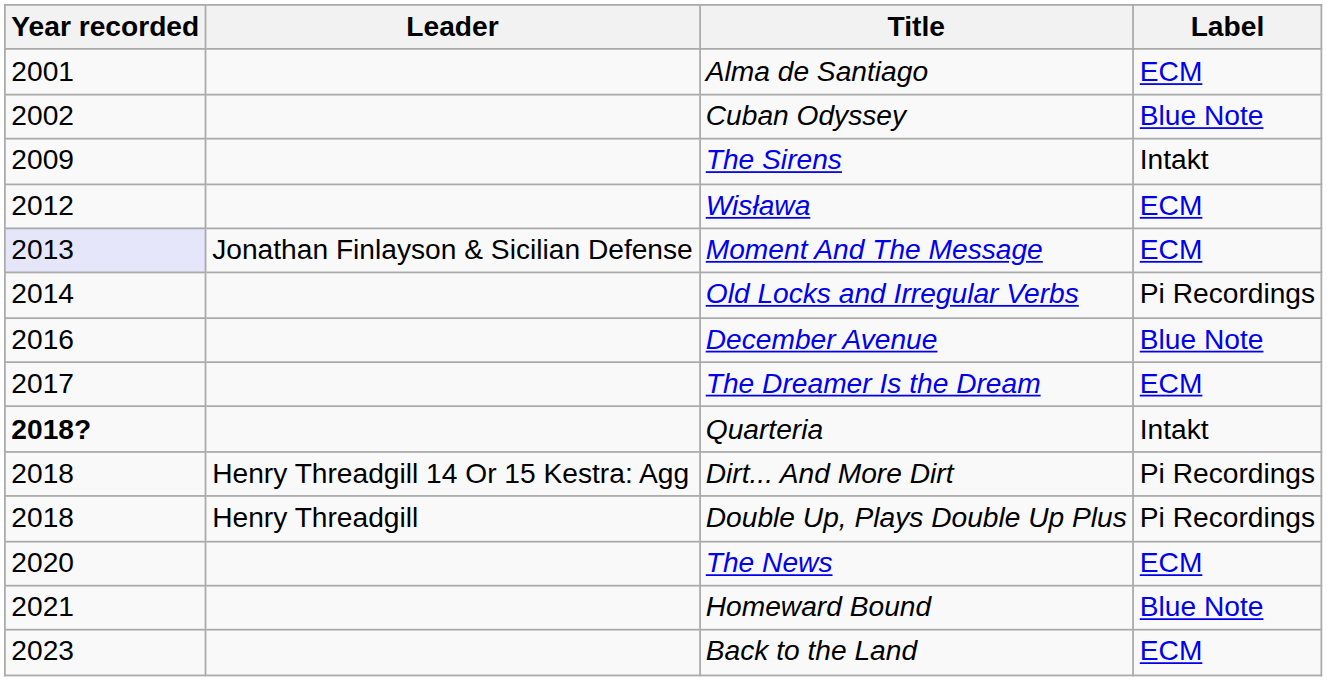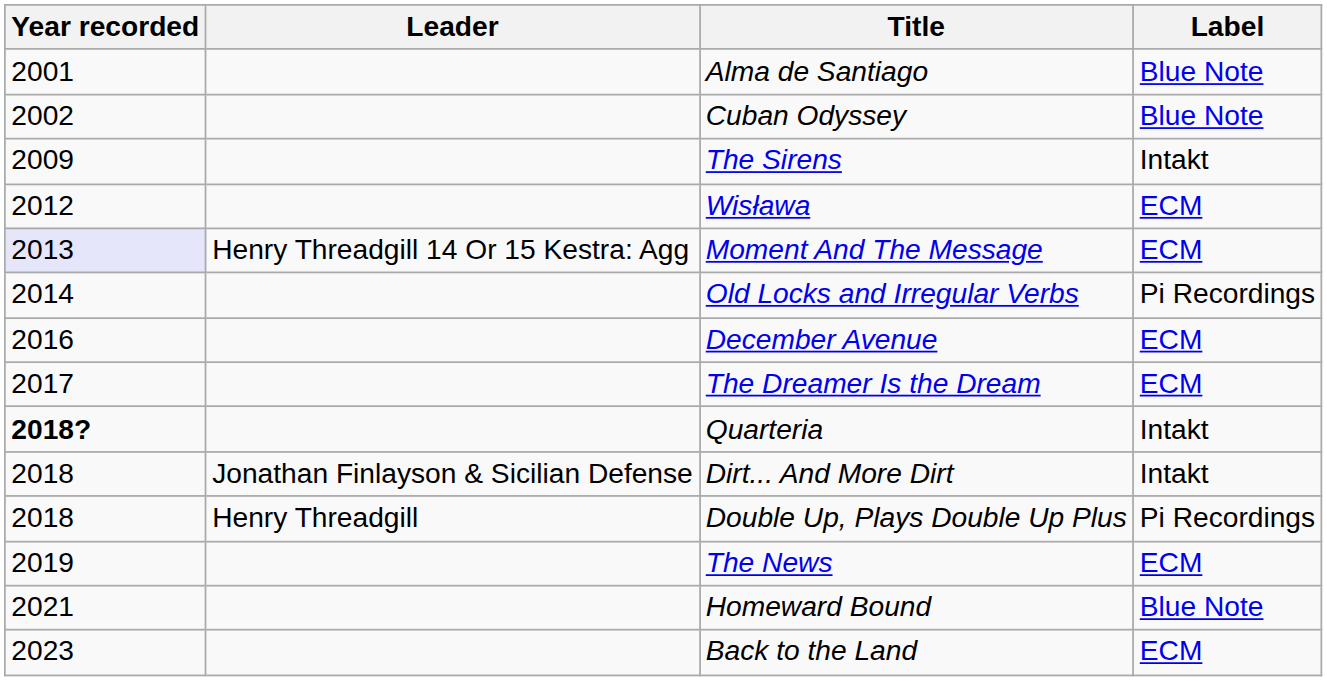(1171, 71) ECM -> (1202, 71) Blue Note
(452, 250) Jonathan Finlayson & Sicilian Defense -> (451, 250) Henry Threadgill 14 Or 15 Kestra: Agg
(1202, 339) Blue Note -> (1171, 339) ECM
(451, 473) Henry Threadgill 14 Or 15 Kestra: Agg -> (452, 473) Jonathan Finlayson & Sicilian Defense
(1227, 473) Pi Recordings -> (1174, 473) Intakt
(43, 562) 2020 -> (43, 562) 2019
